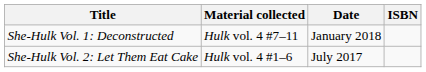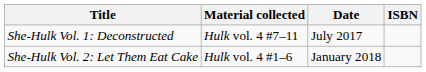(346, 35) January 2018 -> (337, 35) July 2017
(337, 56) July 2017 -> (346, 56) January 2018
